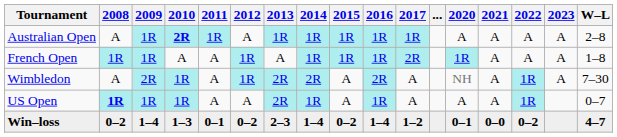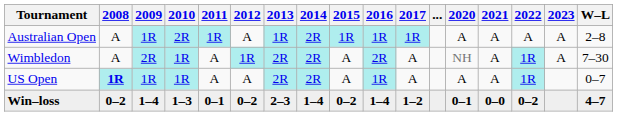(182, 36) bold -> (182, 36) normal
(313, 36) 1R -> (313, 36) 2R
- row: (42, 57)
(313, 100) 1R -> (313, 79) 2R
